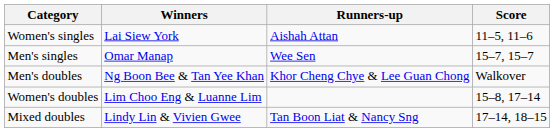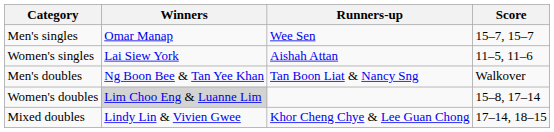rows swapped: (43, 55) <-> (51, 35)
(370, 76) Khor Cheng Chye & Lee Guan Chong -> (344, 76) Tan Boon Liat & Nancy Sng
(183, 96) no background -> (183, 96) lightgrey background
(344, 117) Tan Boon Liat & Nancy Sng -> (370, 117) Khor Cheng Chye & Lee Guan Chong
